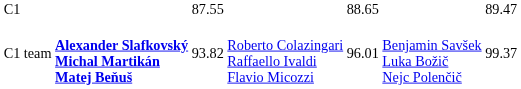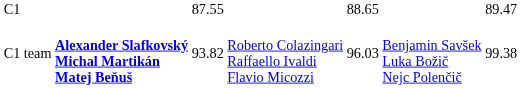(363, 53) 96.01 -> (363, 53) 96.03
(501, 53) 99.37 -> (501, 53) 99.38
